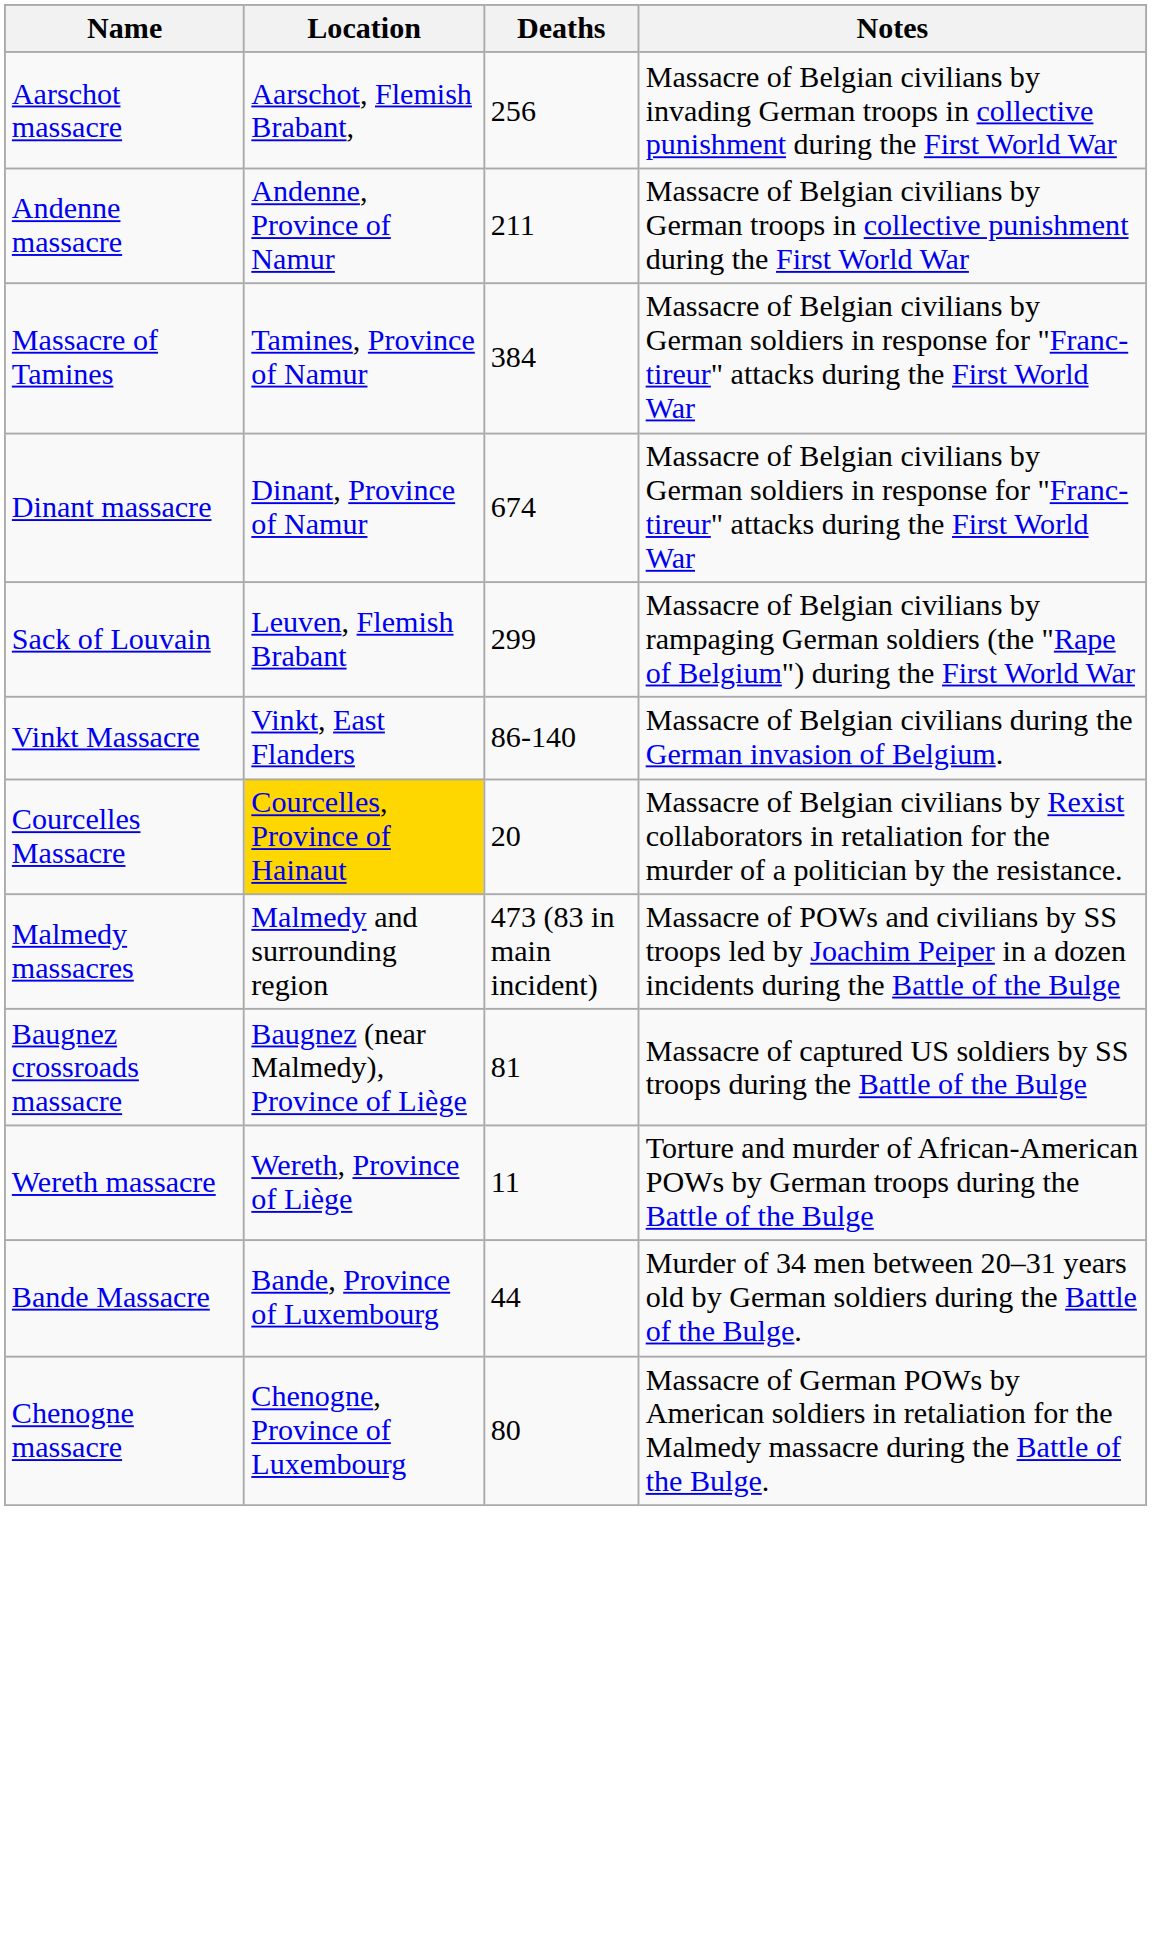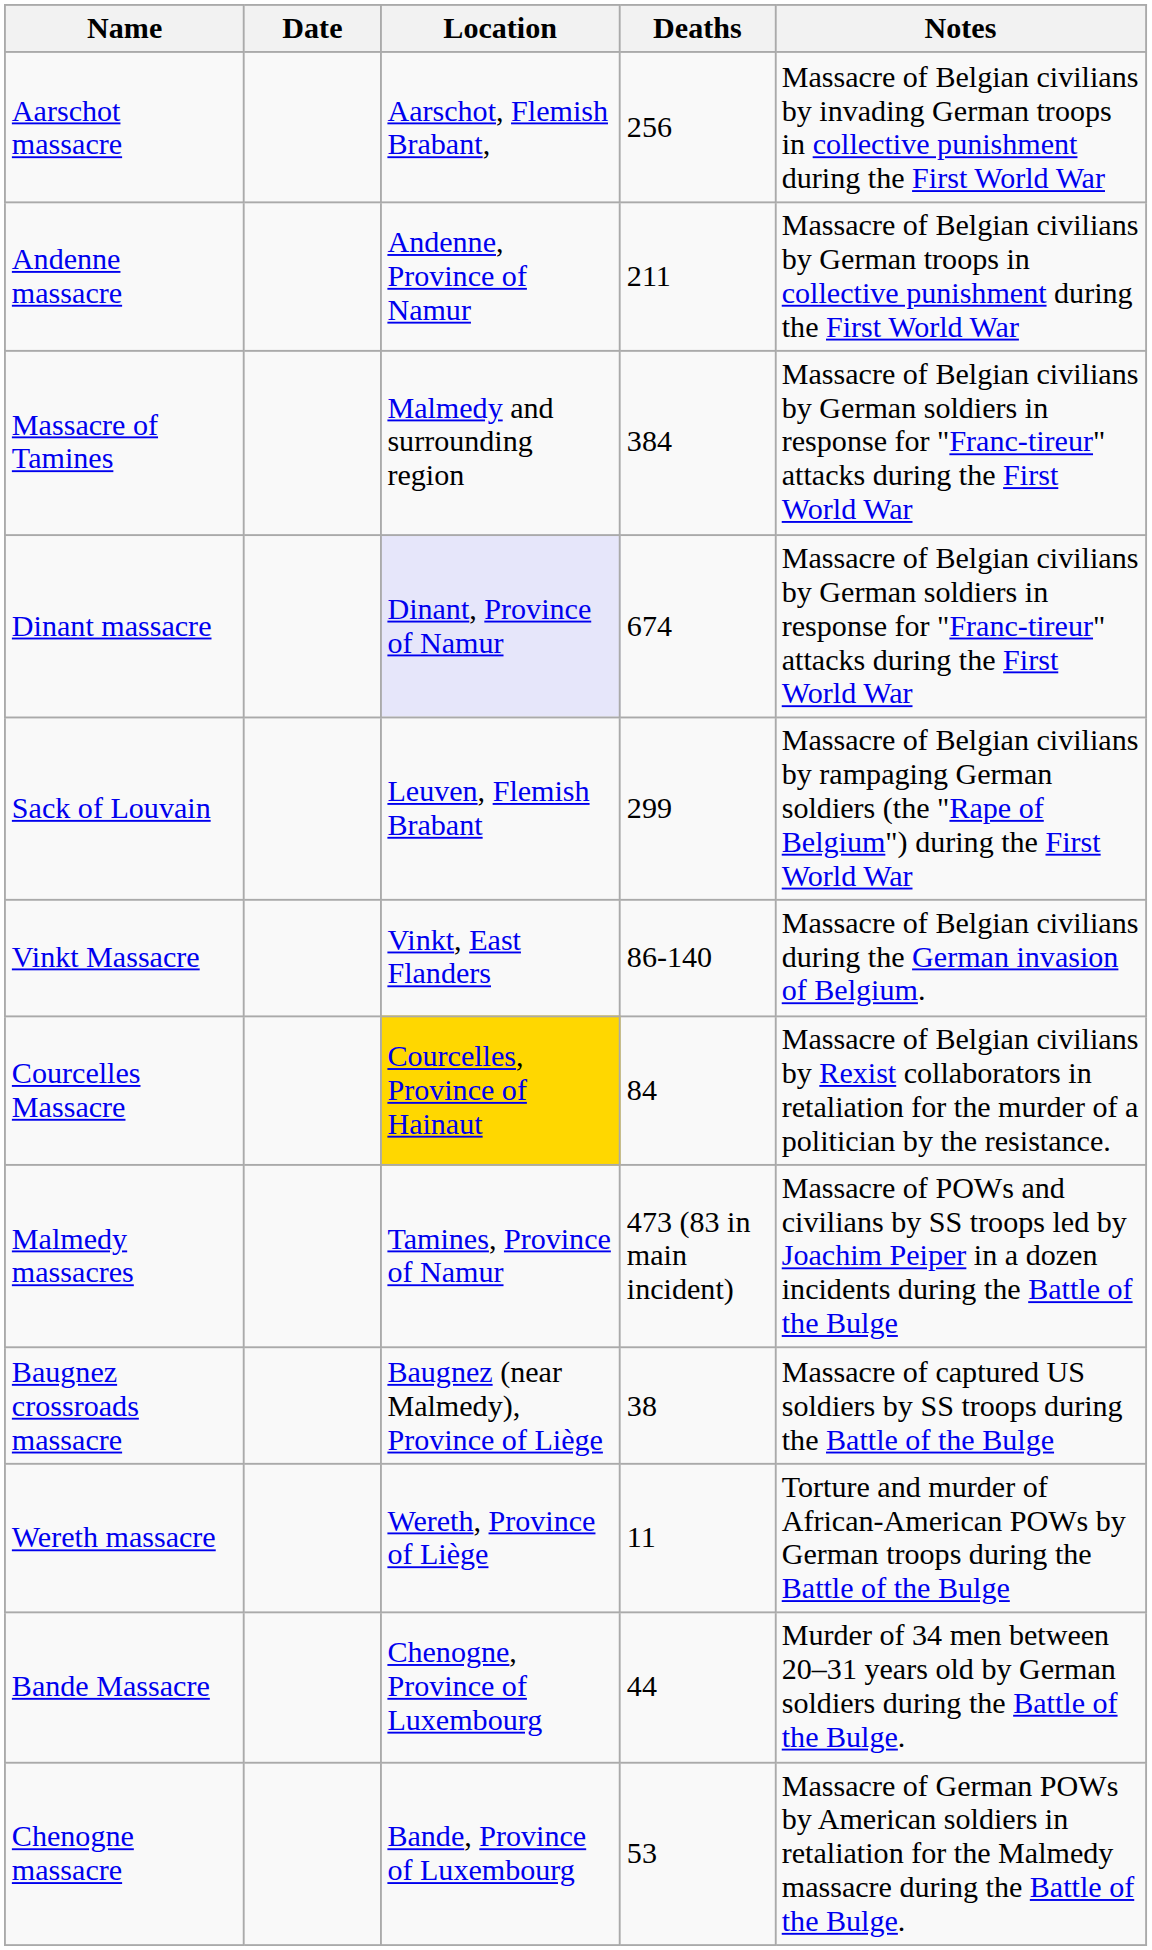+ column: (312, 28)
(363, 357) Tamines, Province of Namur -> (471, 442) Malmedy and surrounding region
(353, 506) no background -> (489, 625) lavender background
(506, 836) 20 -> (642, 1089) 84
(334, 951) Malmedy and surrounding region -> (499, 1255) Tamines, Province of Namur
(506, 1066) 81 -> (642, 1405) 38
(351, 1297) Bande, Province of Luxembourg -> (465, 1686) Chenogne, Province of Luxembourg
(329, 1429) Chenogne, Province of Luxembourg -> (487, 1852) Bande, Province of Luxembourg
(506, 1429) 80 -> (642, 1852) 53
